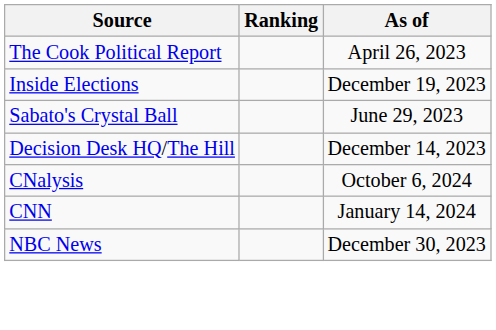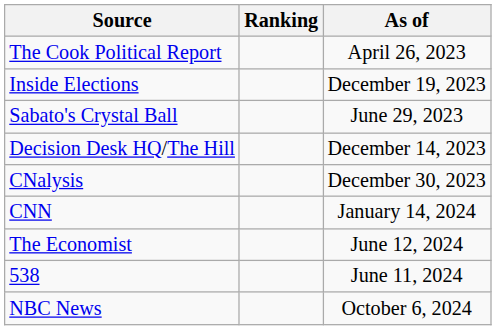(407, 180) October 6, 2024 -> (407, 180) December 30, 2023
+ row: (71, 244)
+ row: (24, 276)
(407, 244) December 30, 2023 -> (407, 308) October 6, 2024
